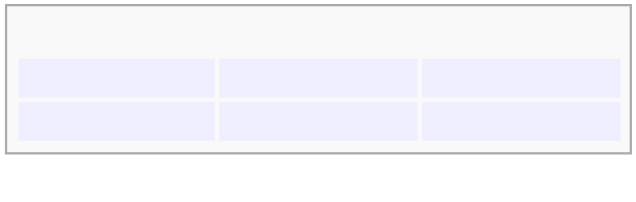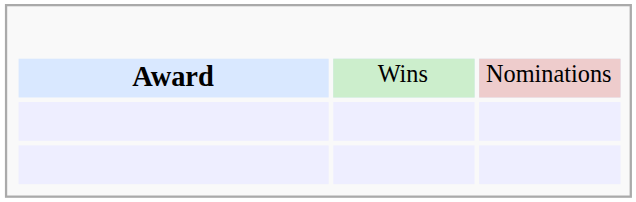+ row: (173, 78)
